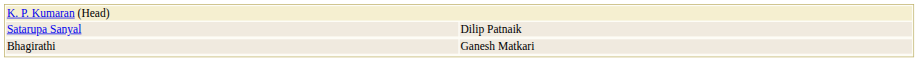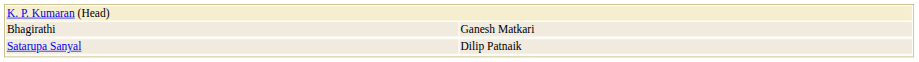rows swapped: (44, 29) <-> (31, 46)
